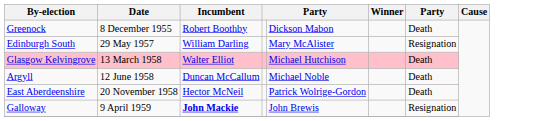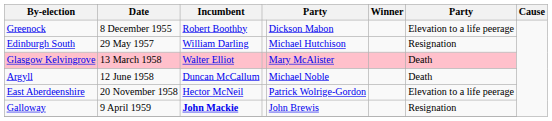(420, 28) Death -> (461, 28) Elevation to a life peerage
(301, 44) Mary McAlister -> (307, 44) Michael Hutchison
(307, 60) Michael Hutchison -> (301, 60) Mary McAlister
(420, 92) Death -> (461, 92) Elevation to a life peerage
